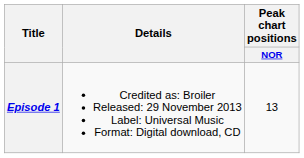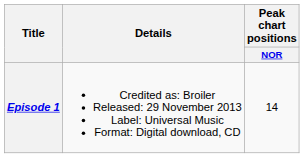(272, 107) 13 -> (272, 107) 14
